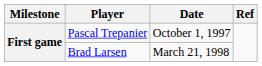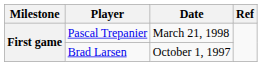(192, 33) October 1, 1997 -> (191, 33) March 21, 1998
(191, 52) March 21, 1998 -> (192, 52) October 1, 1997
